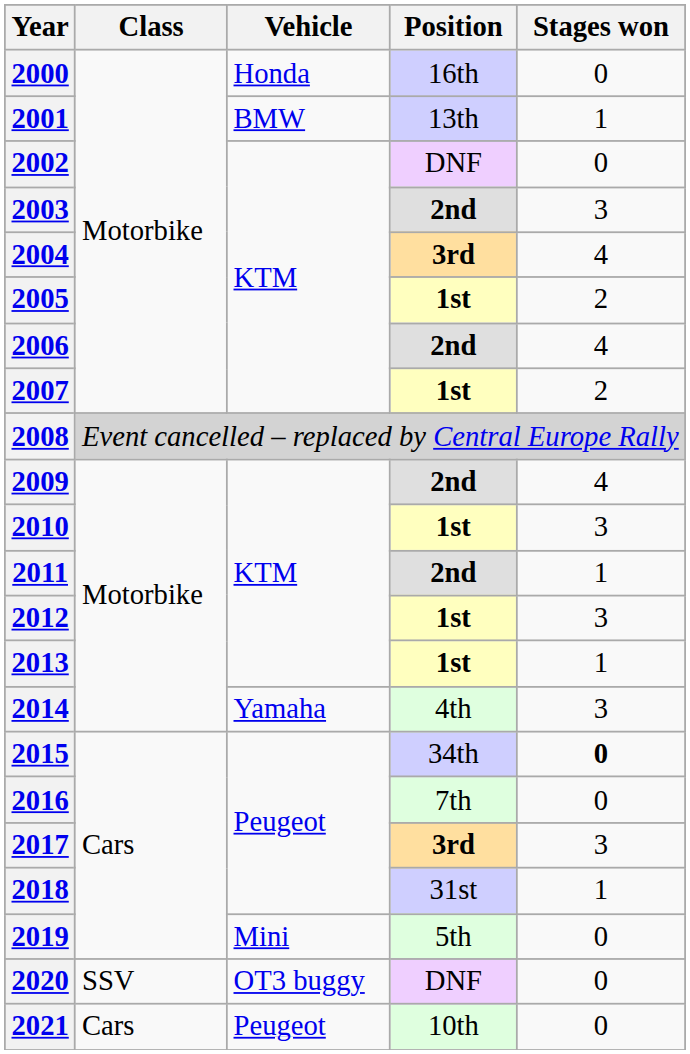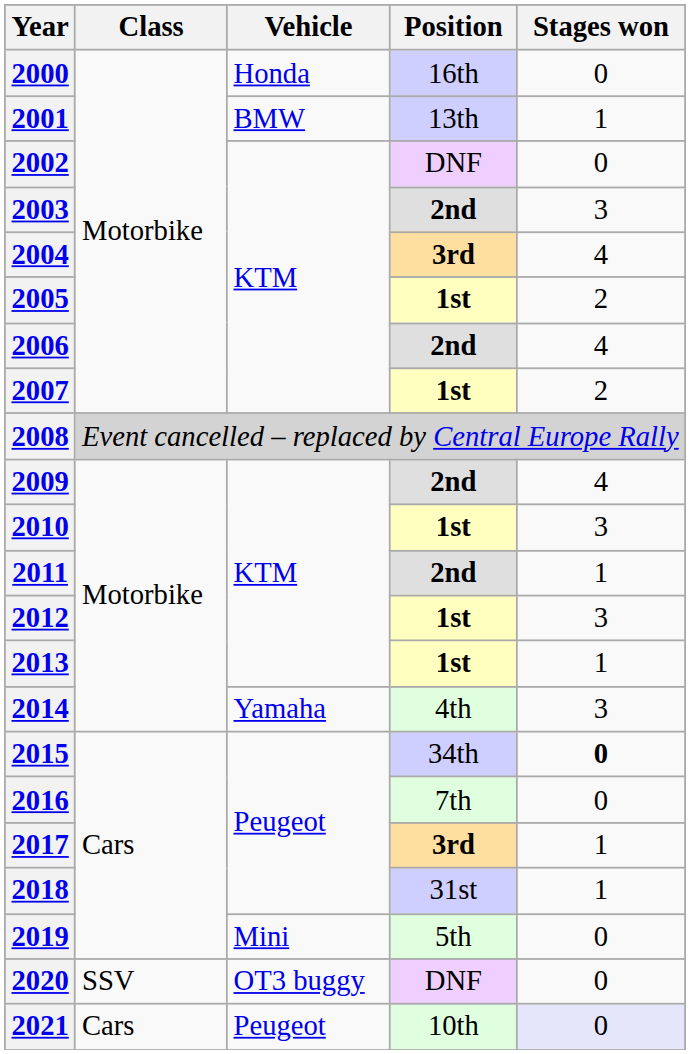(601, 844) 3 -> (601, 844) 1
(601, 1026) no background -> (601, 1026) lavender background
